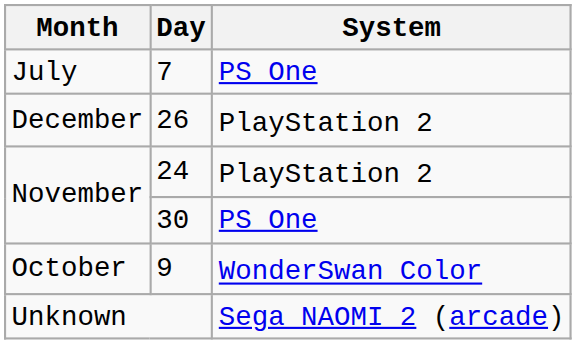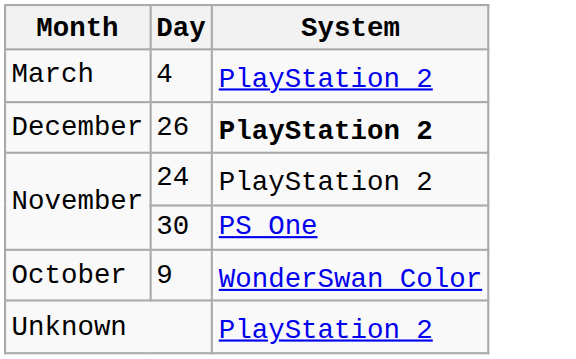+ row: (165, 76)
- row: (165, 72)
(326, 124) normal -> (326, 131) bold
(392, 317) Sega NAOMI 2 (arcade) -> (326, 331) PlayStation 2
